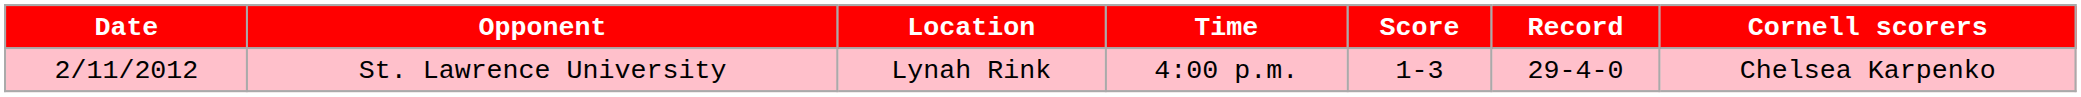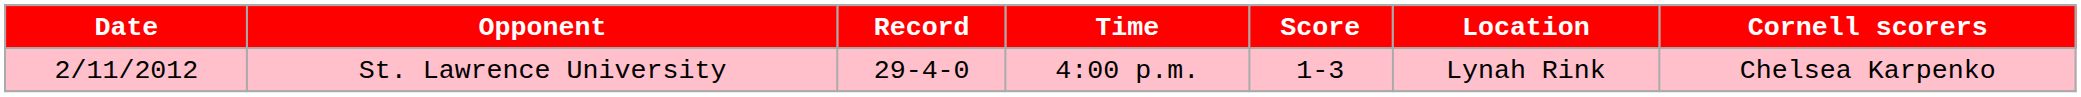columns swapped: (971, 27) <-> (1575, 27)
